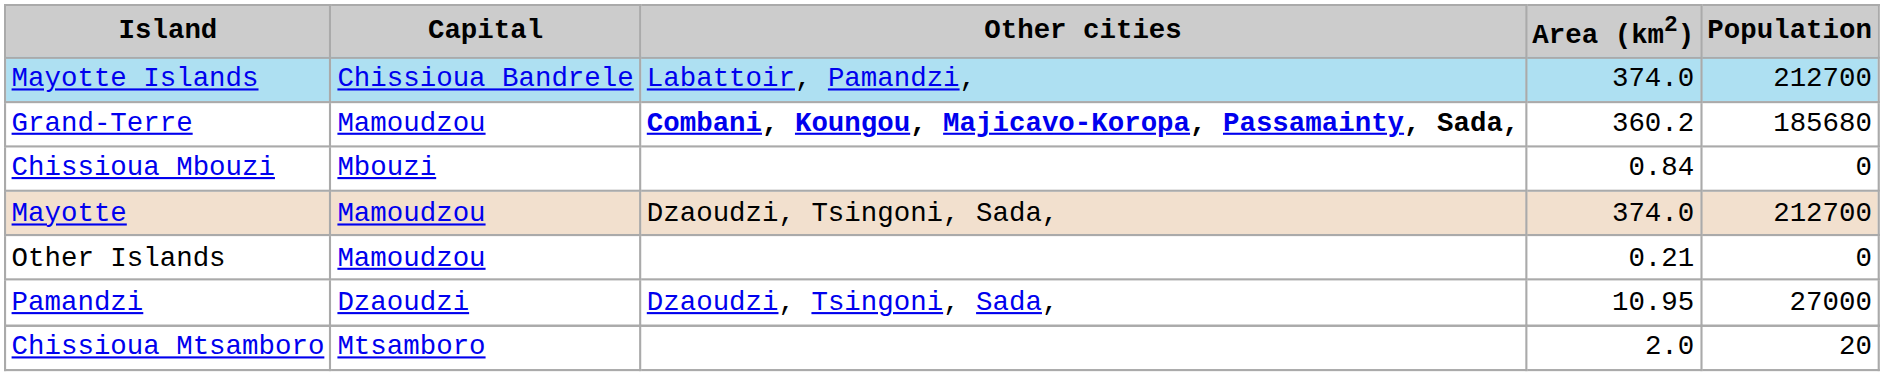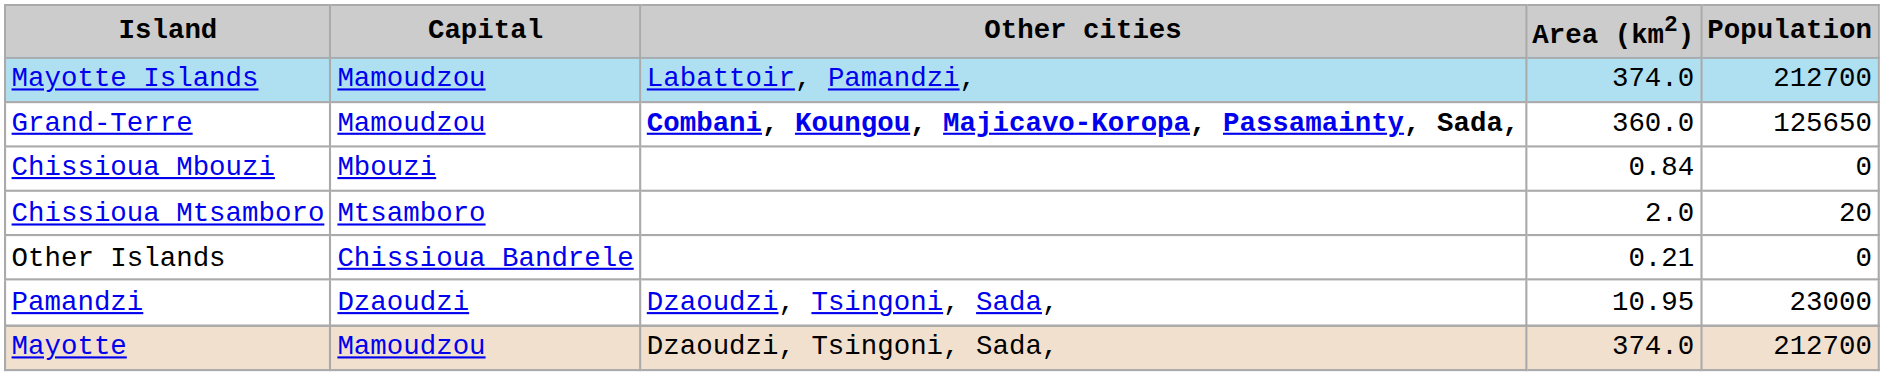(486, 79) Chissioua Bandrele -> (411, 79) Mamoudzou
(1653, 124) 360.2 -> (1653, 124) 360.0
(1823, 124) 185680 -> (1823, 124) 125650
rows swapped: (168, 347) <-> (69, 213)
(411, 258) Mamoudzou -> (486, 258) Chissioua Bandrele
(1831, 303) 27000 -> (1831, 303) 23000
